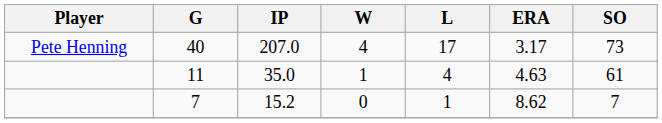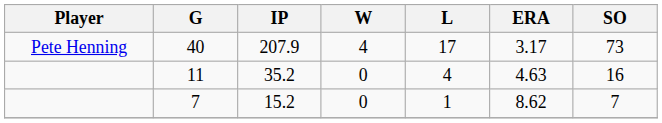(279, 46) 207.0 -> (279, 46) 207.9
(279, 74) 35.0 -> (279, 74) 35.2
(363, 74) 1 -> (363, 74) 0
(615, 74) 61 -> (615, 74) 16
